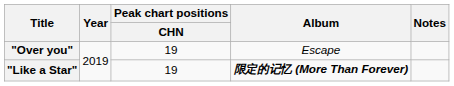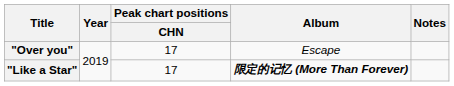(171, 50) 19 -> (171, 50) 17
(171, 70) 19 -> (171, 70) 17
